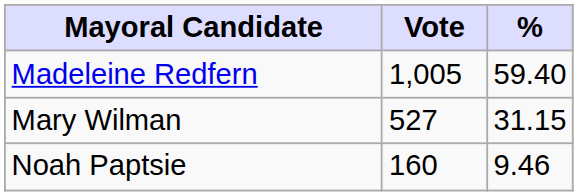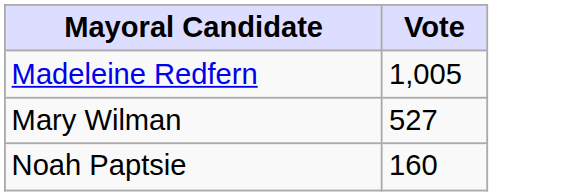- column: (530, 27)
